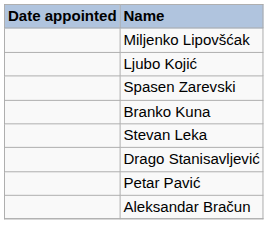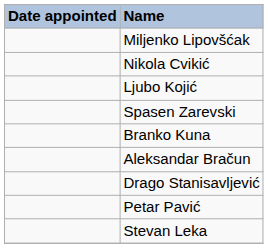+ row: (167, 64)
rows swapped: (187, 207) <-> (165, 135)
